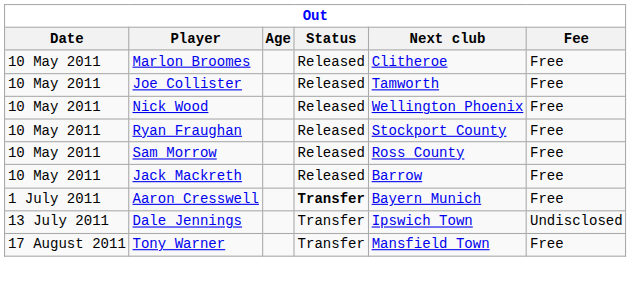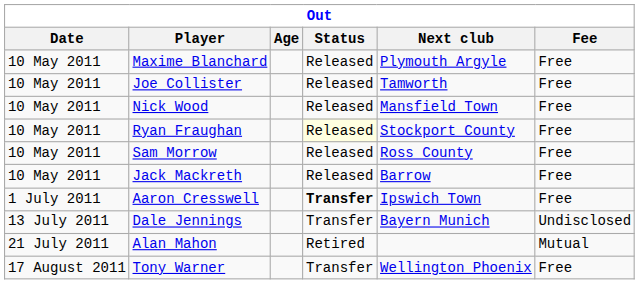- row: (191, 62)
+ row: (200, 62)
(447, 108) Wellington Phoenix -> (439, 108) Mansfield Town
(331, 130) no background -> (340, 130) lightyellow background
(426, 199) Bayern Munich -> (431, 199) Ipswich Town
(422, 222) Ipswich Town -> (435, 222) Bayern Munich
+ row: (175, 245)
(431, 245) Mansfield Town -> (456, 268) Wellington Phoenix
